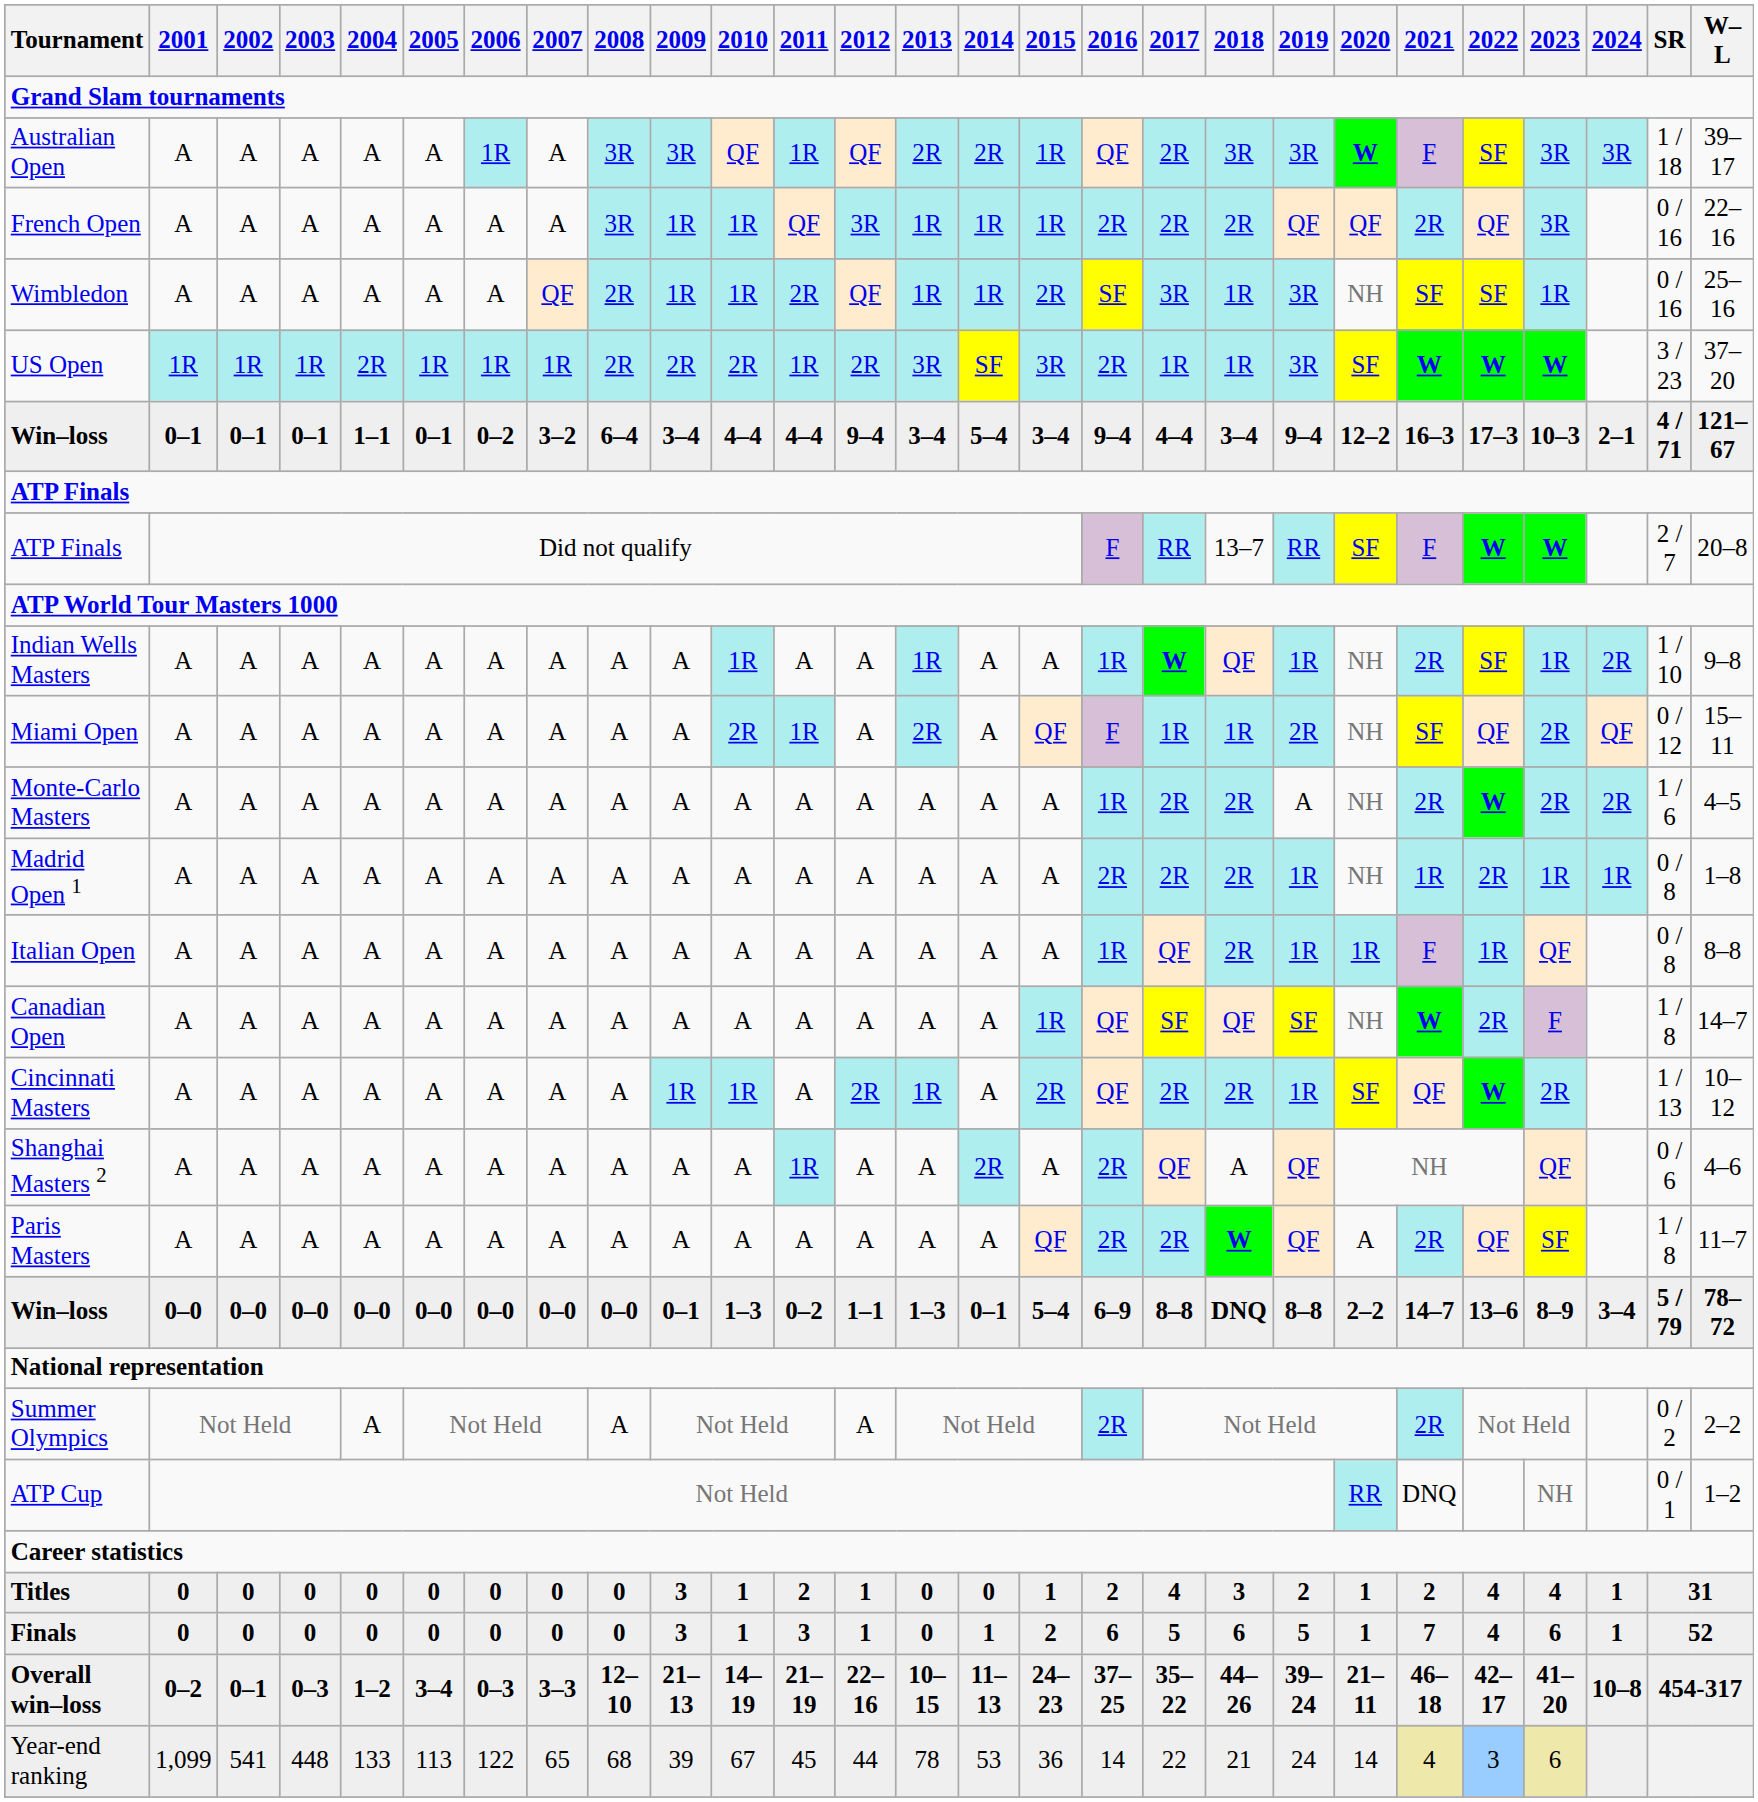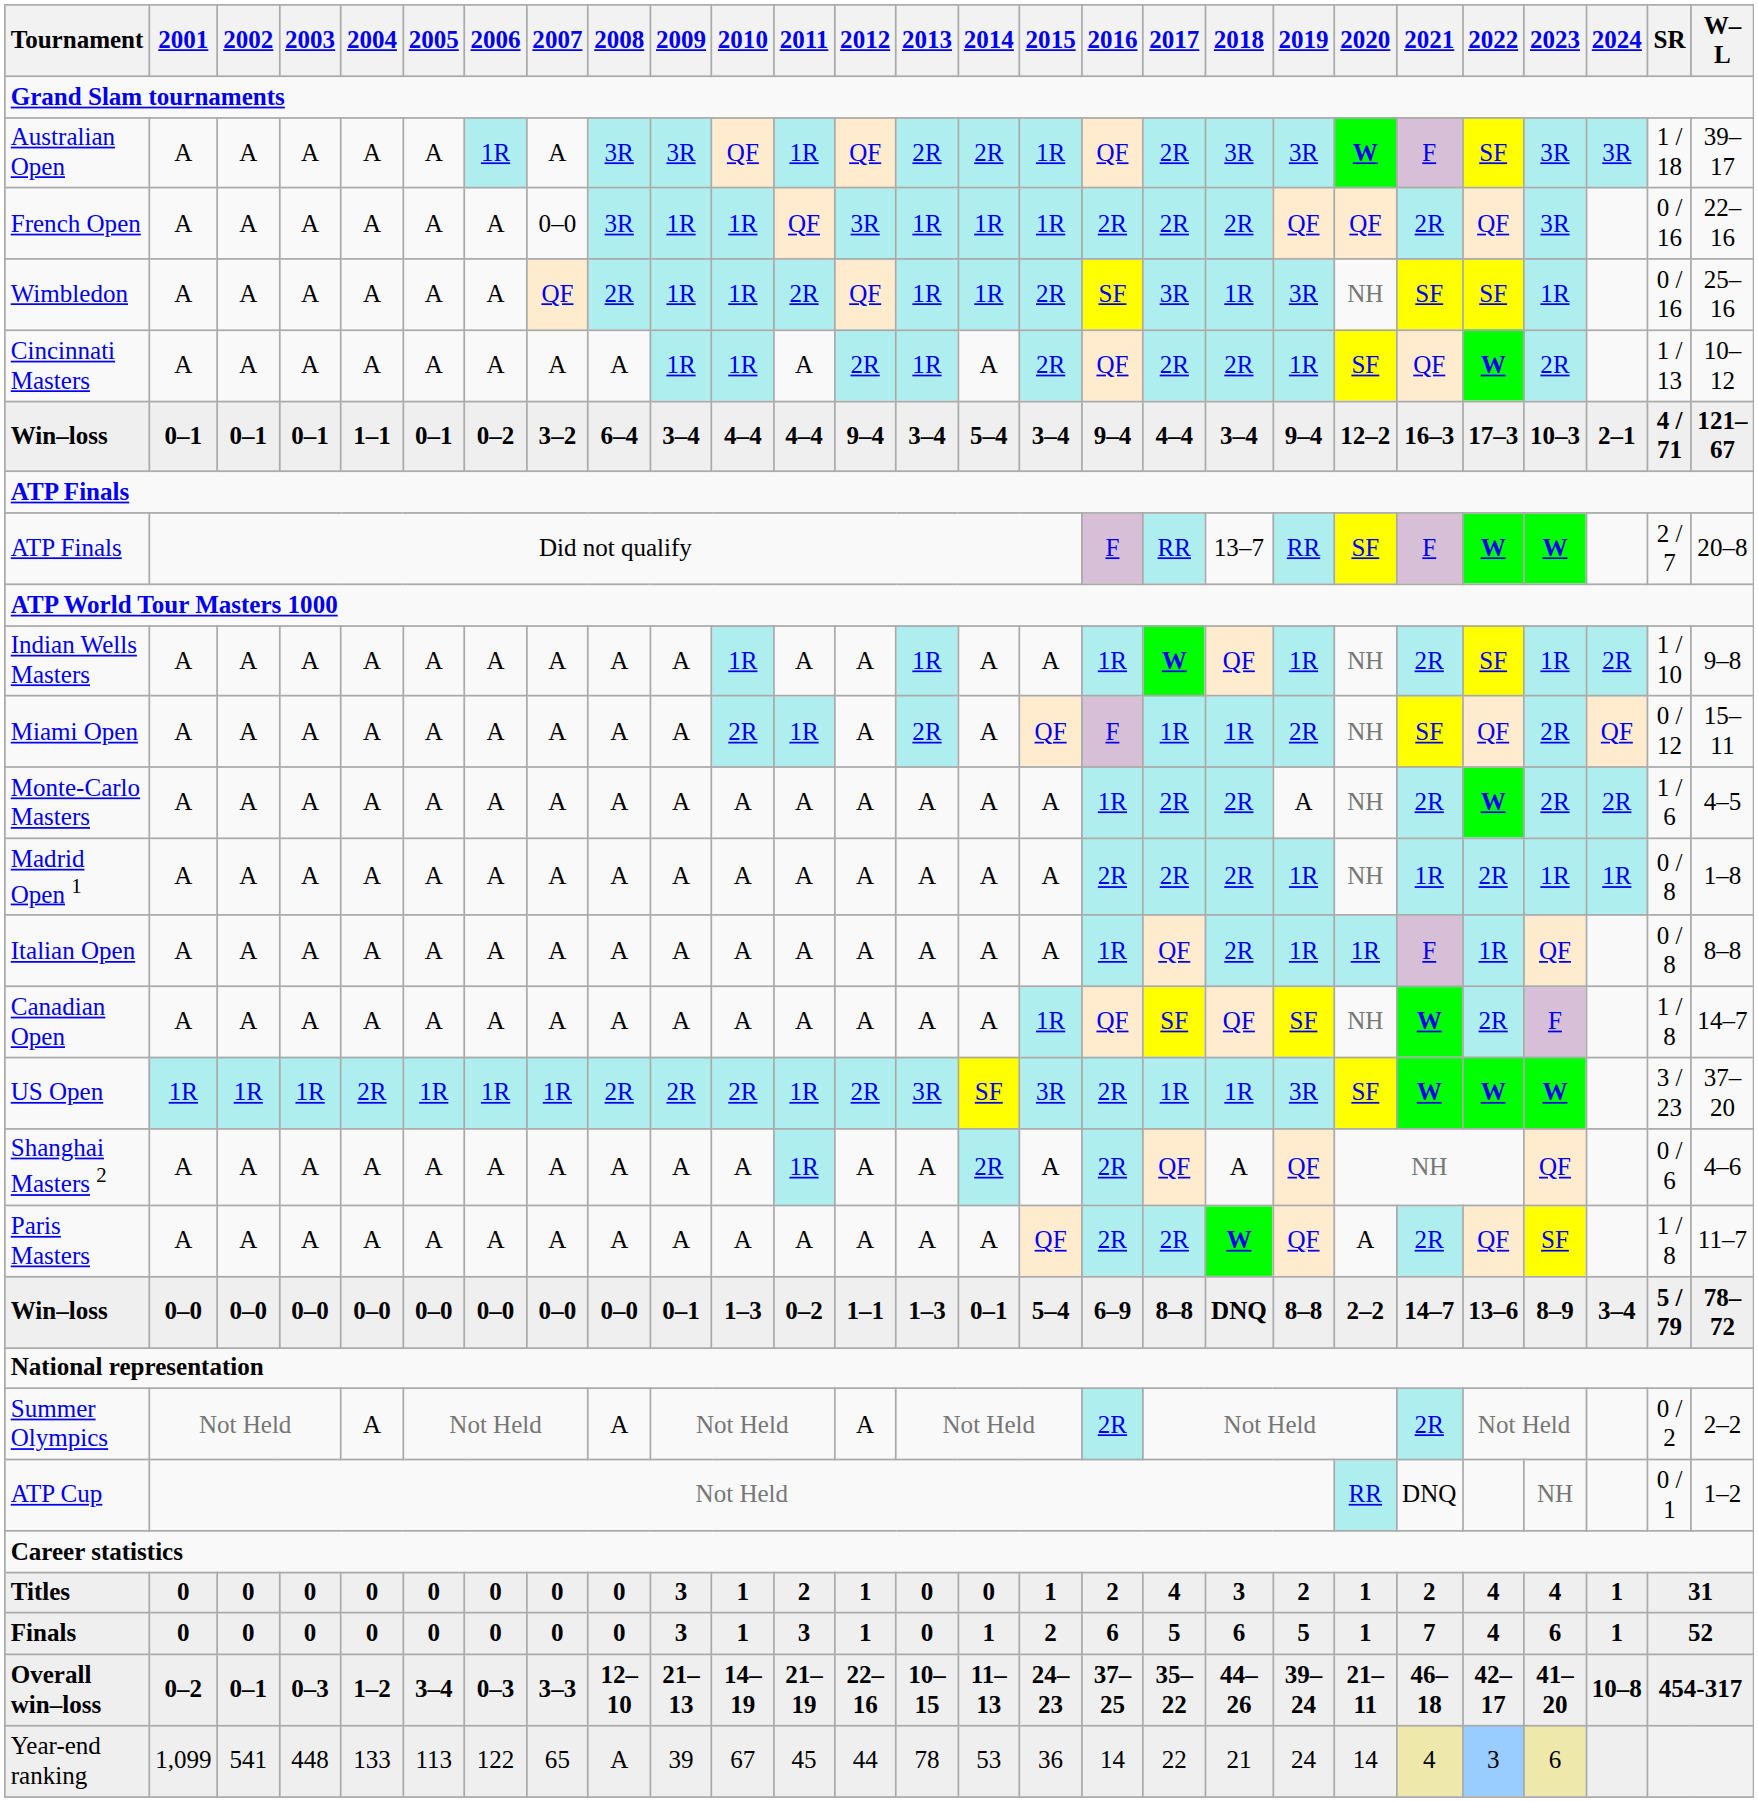(557, 223) A -> (557, 223) 0–0
rows swapped: (57, 365) <-> (63, 1092)
(619, 1760) 68 -> (619, 1760) A
